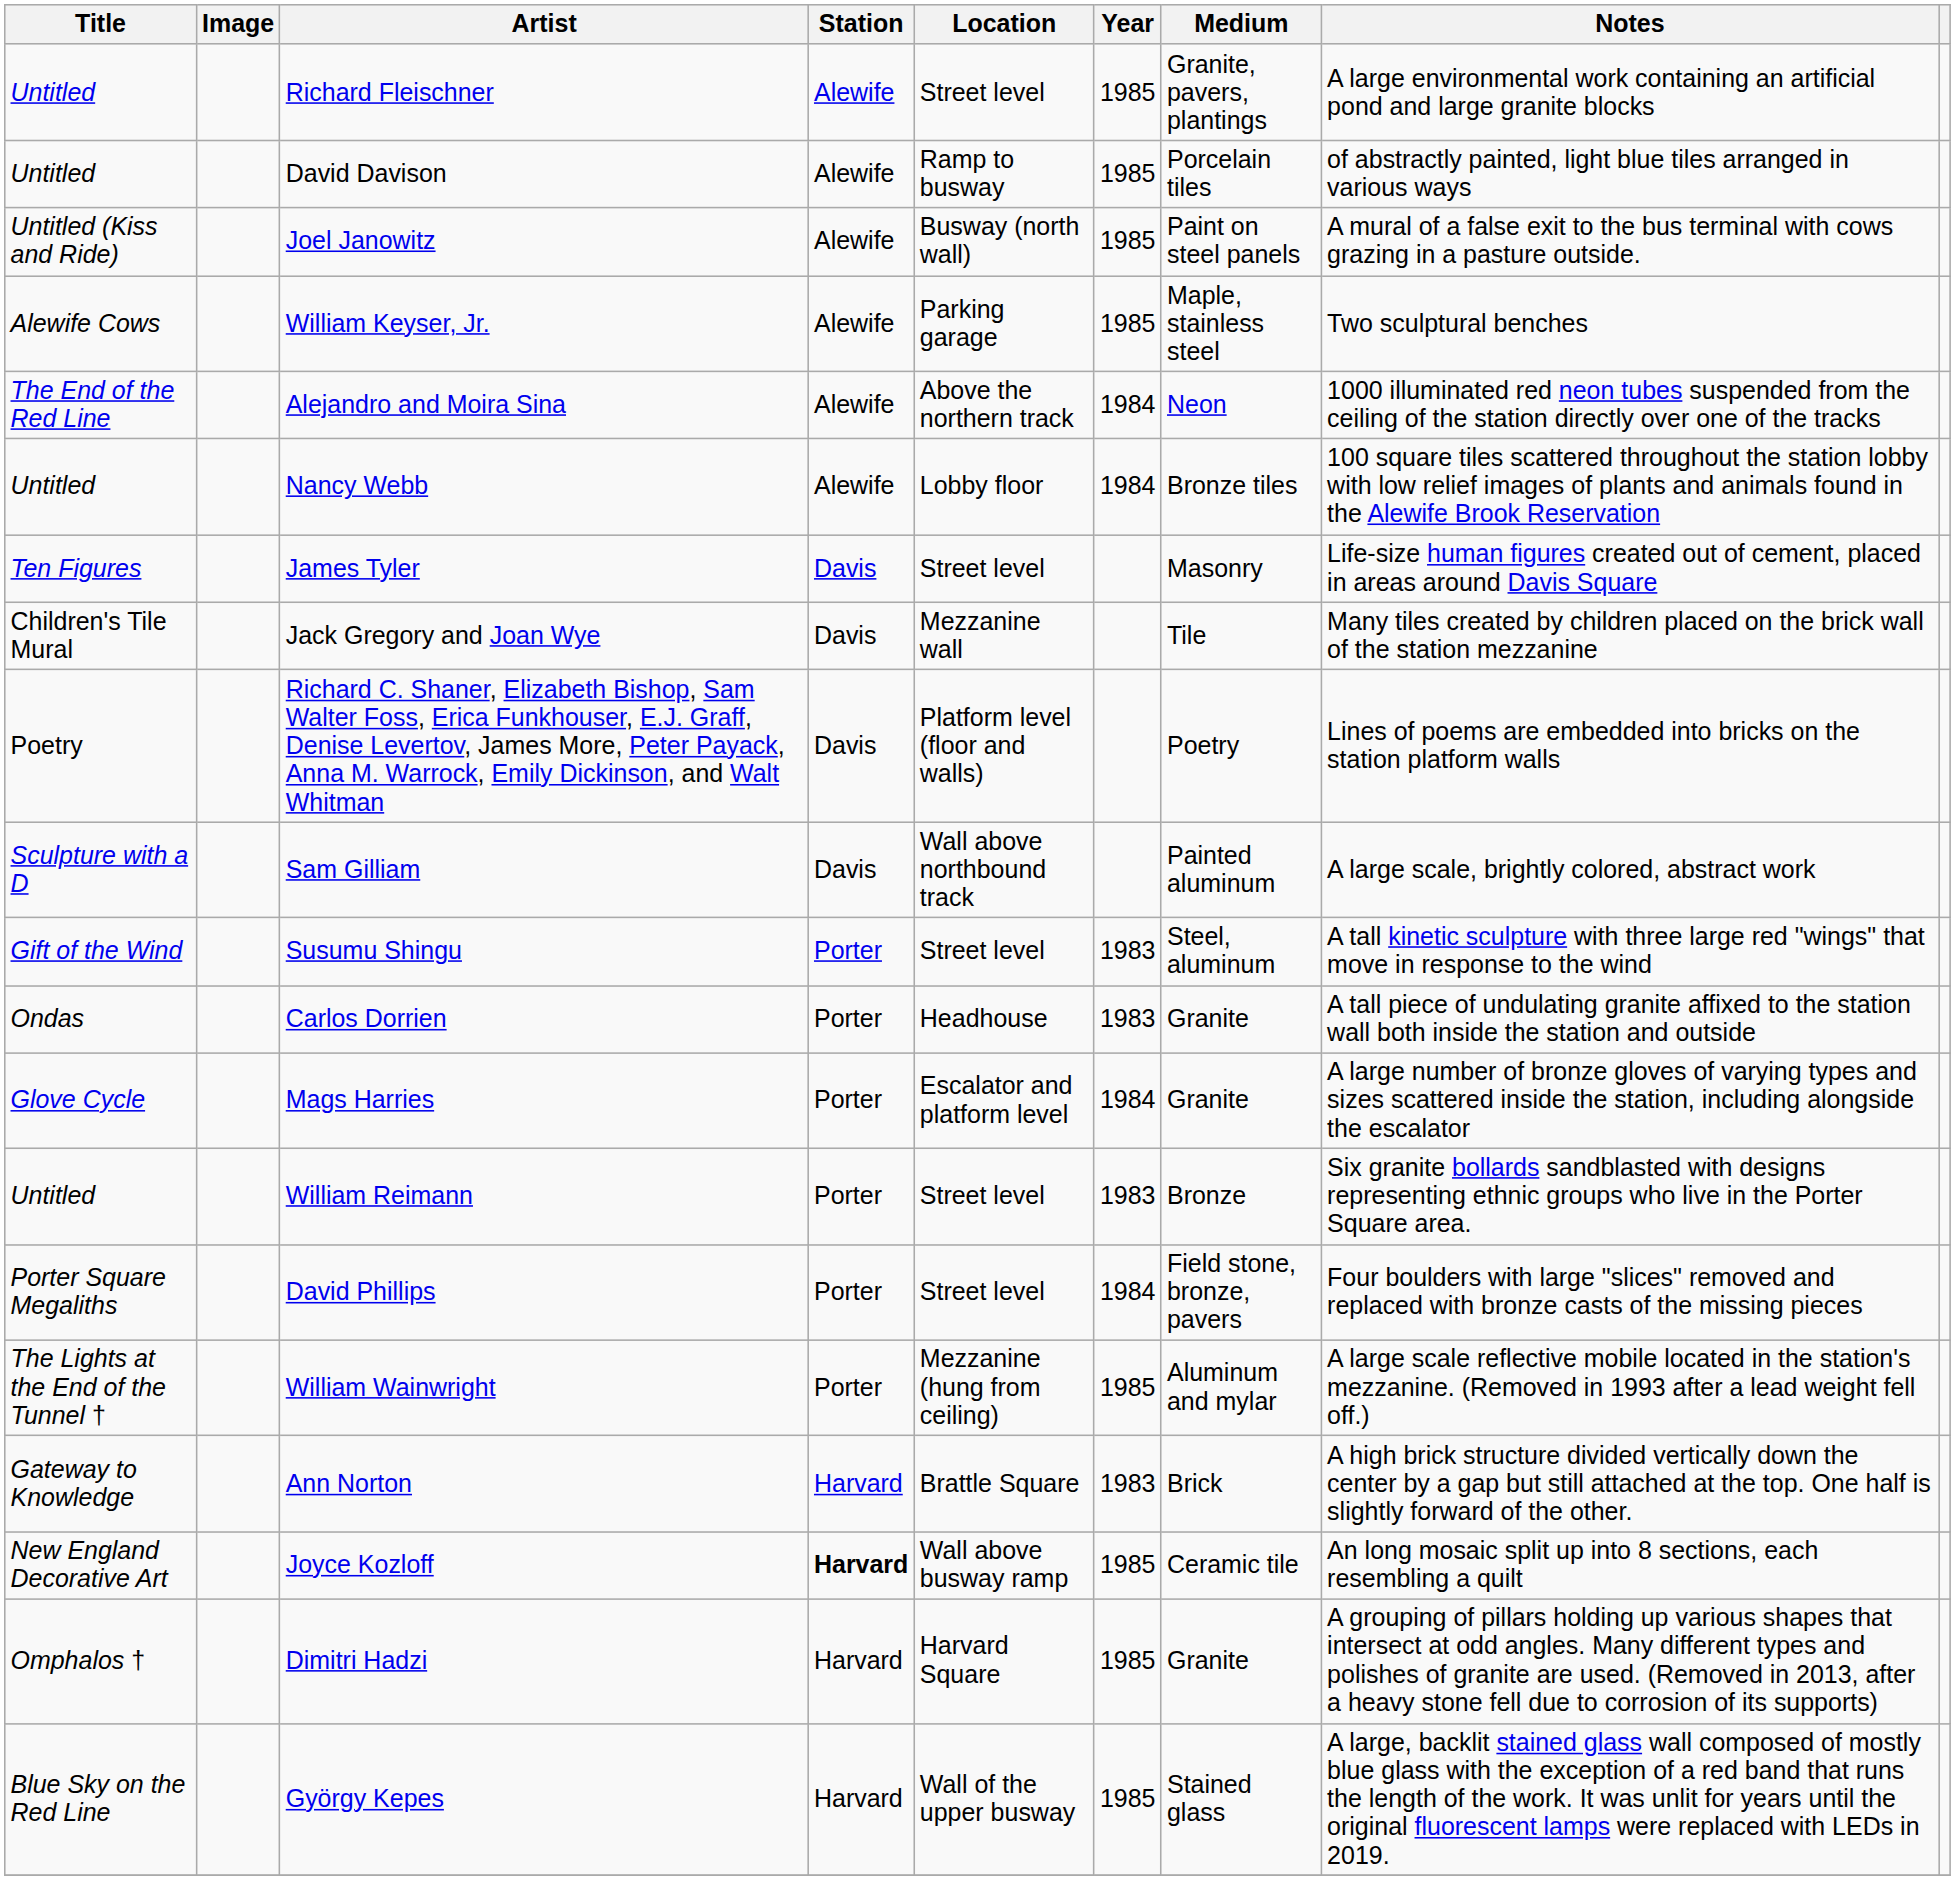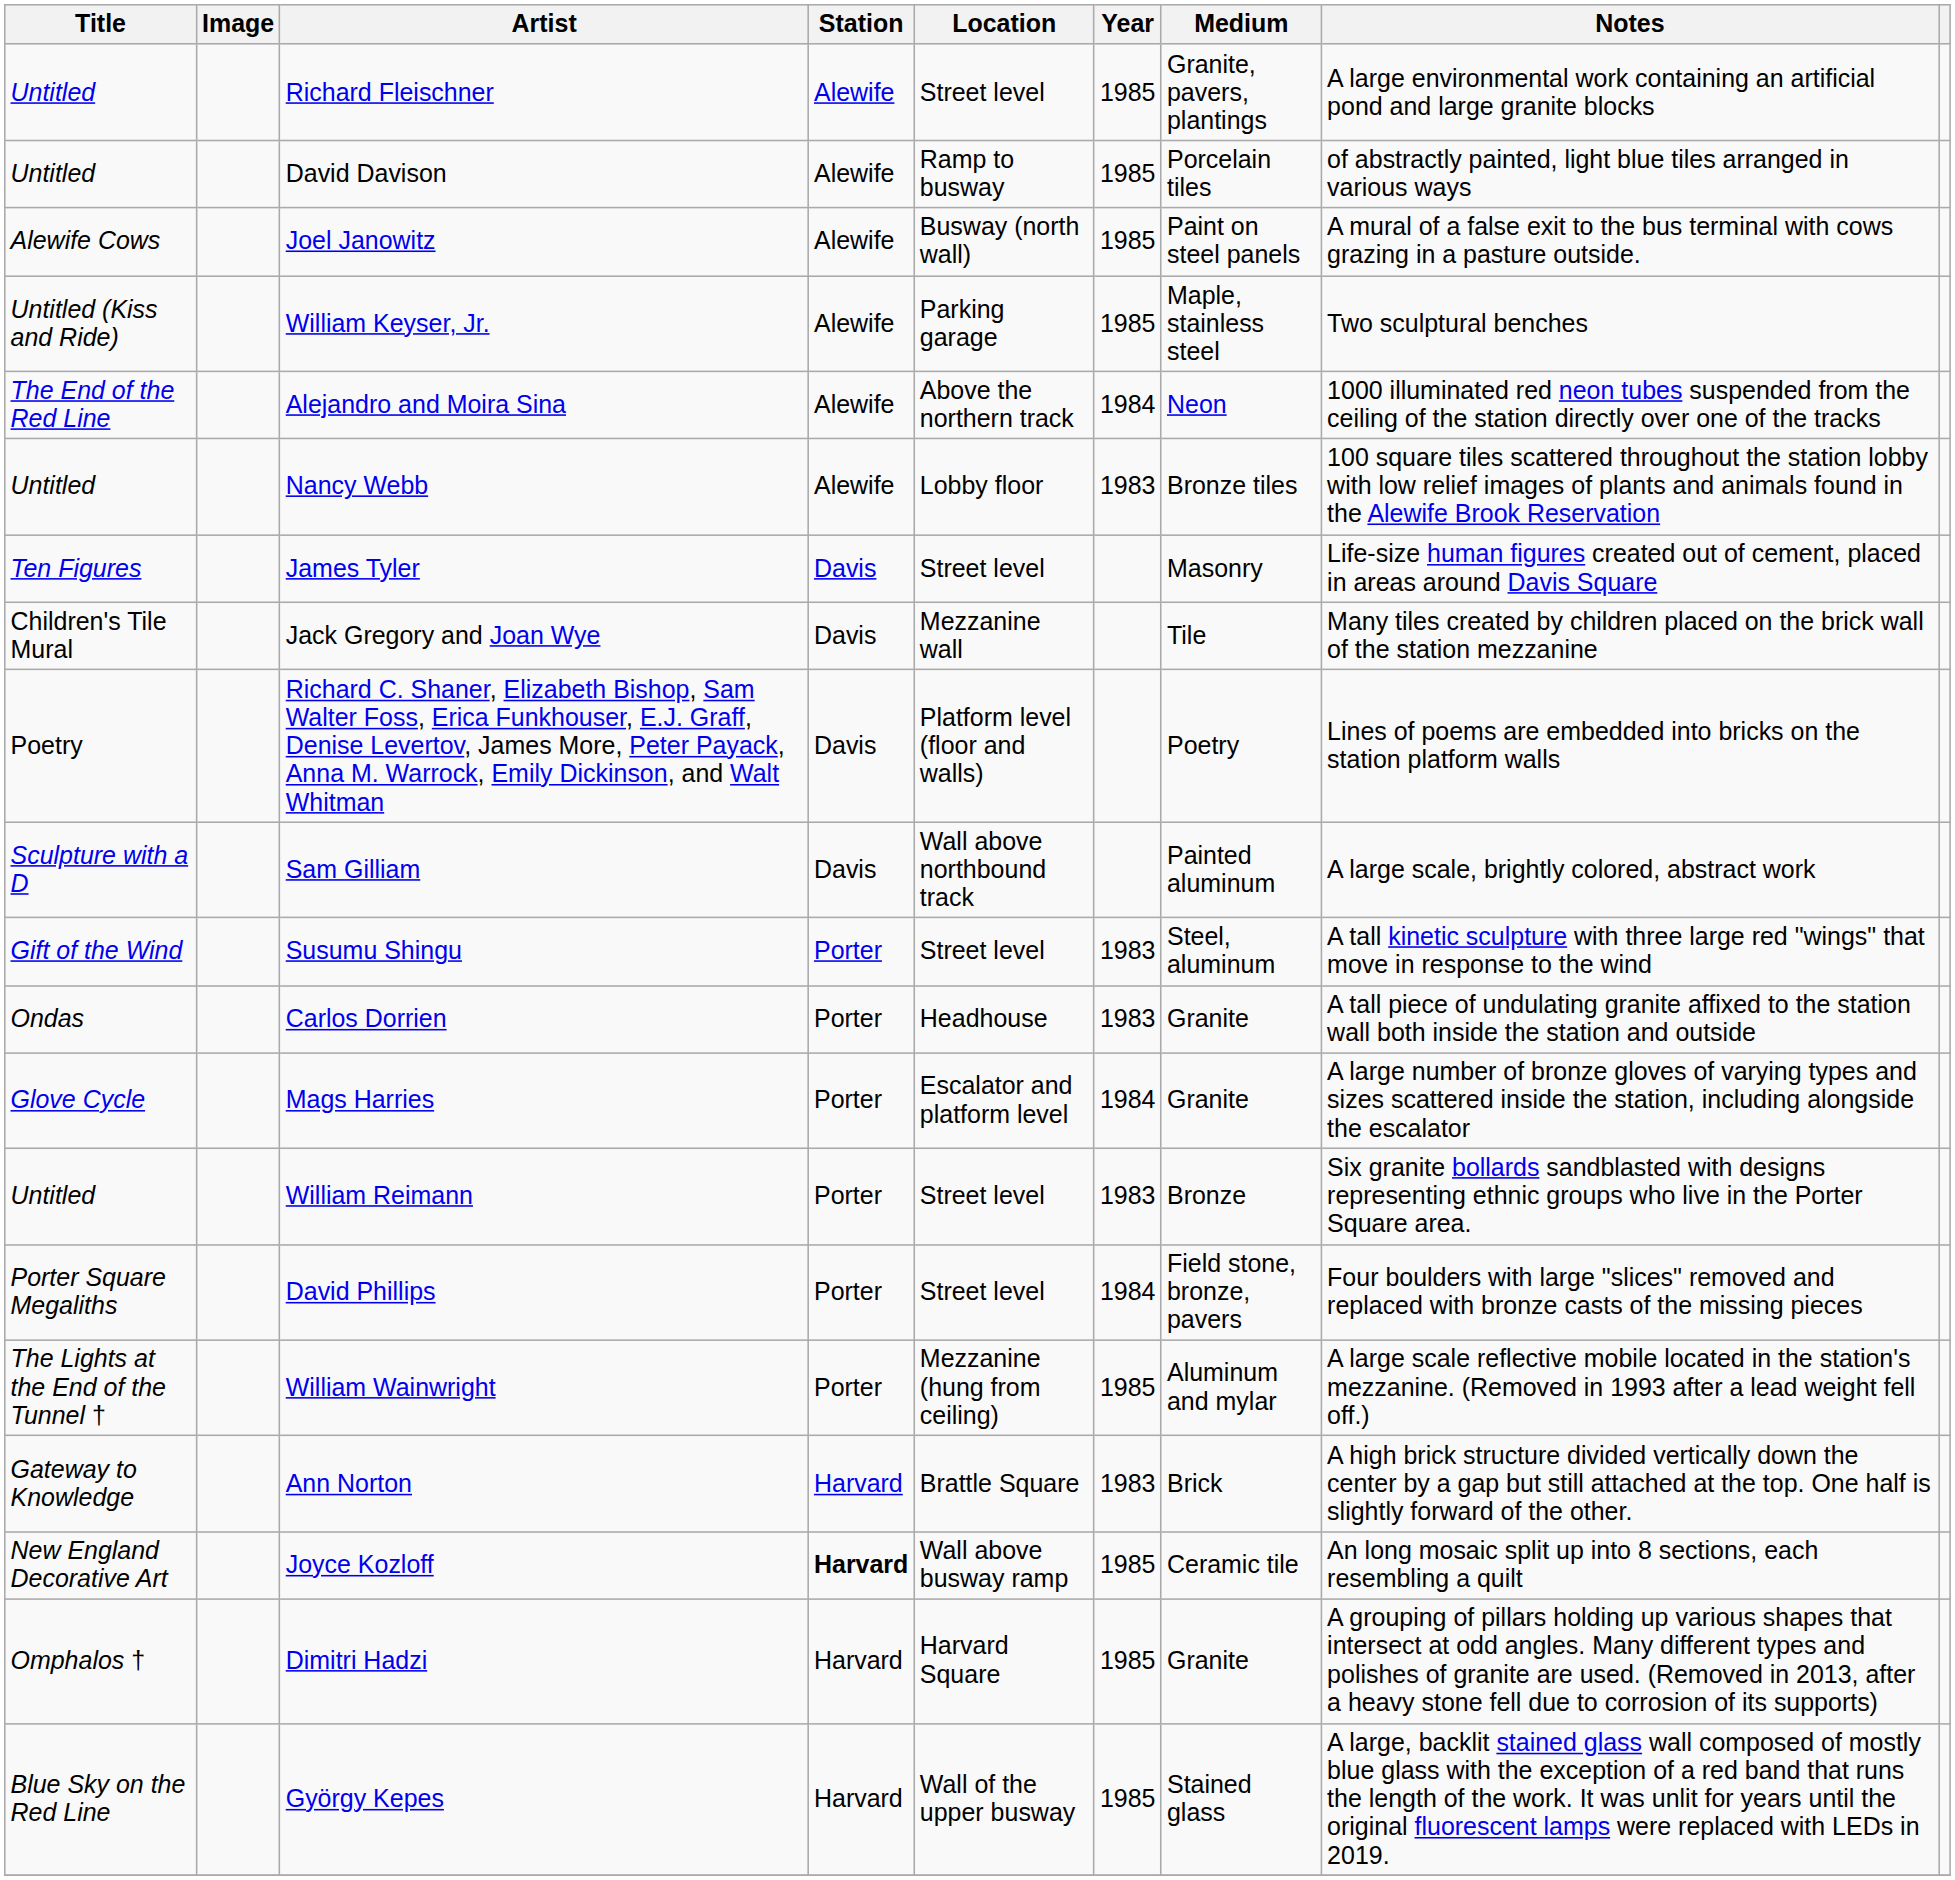(84, 241) Untitled (Kiss and Ride) -> (85, 241) Alewife Cows
(85, 323) Alewife Cows -> (84, 323) Untitled (Kiss and Ride)
(1128, 486) 1984 -> (1128, 486) 1983
